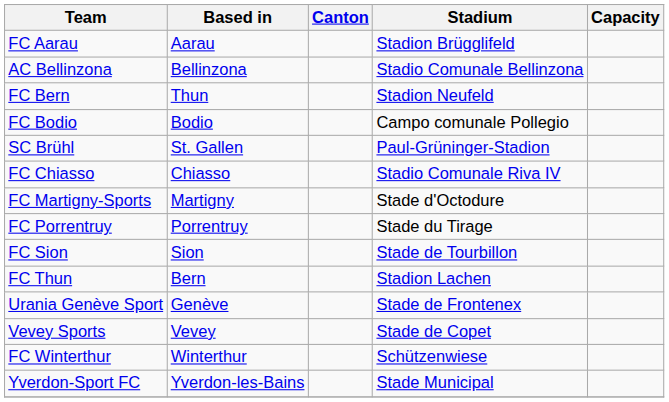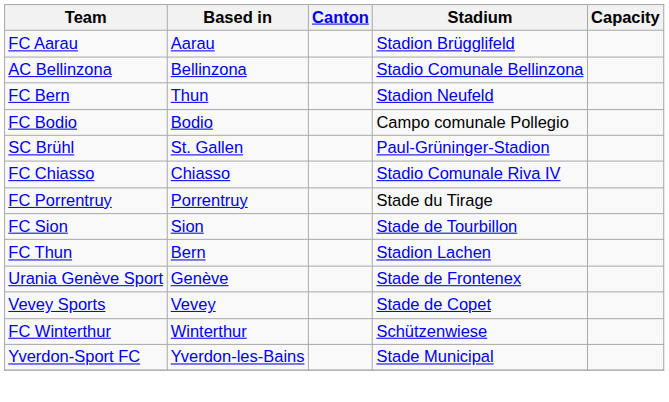- row: (80, 200)
